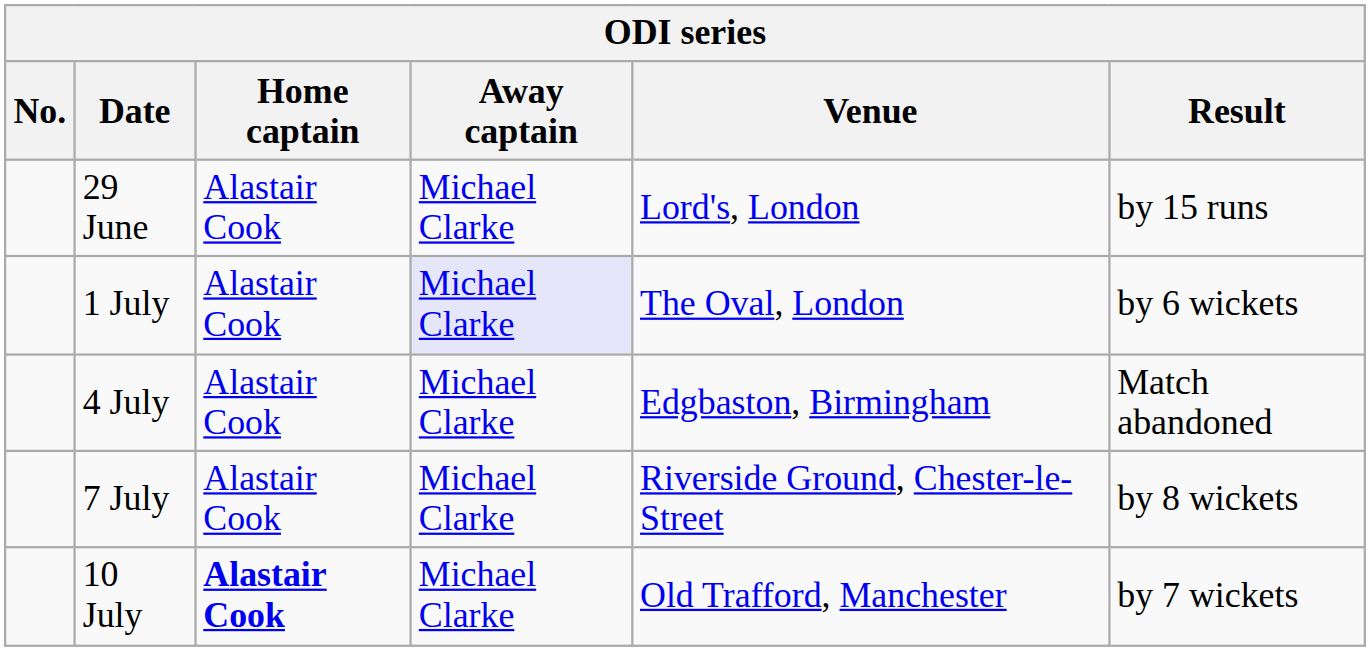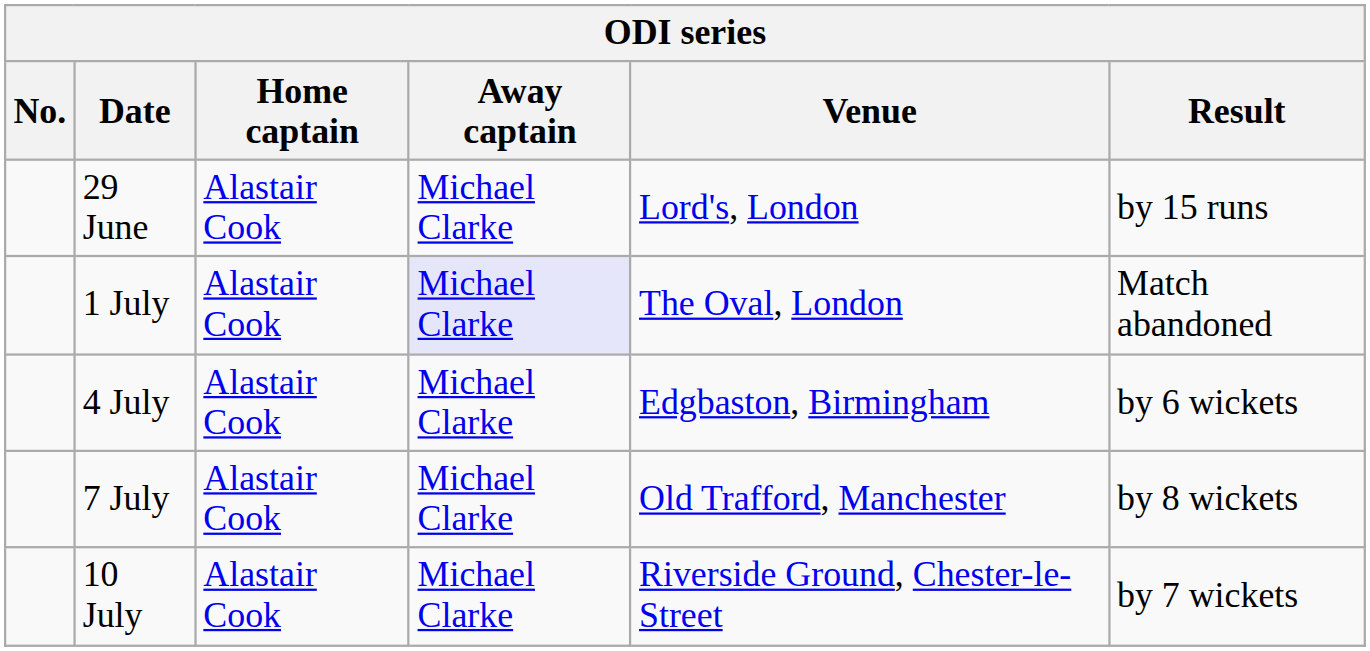(1208, 304) by 6 wickets -> (1195, 304) Match abandoned
(1195, 401) Match abandoned -> (1208, 401) by 6 wickets
(856, 498) Riverside Ground, Chester-le-Street -> (822, 498) Old Trafford, Manchester
(265, 595) bold -> (260, 595) normal
(823, 595) Old Trafford, Manchester -> (855, 595) Riverside Ground, Chester-le-Street
